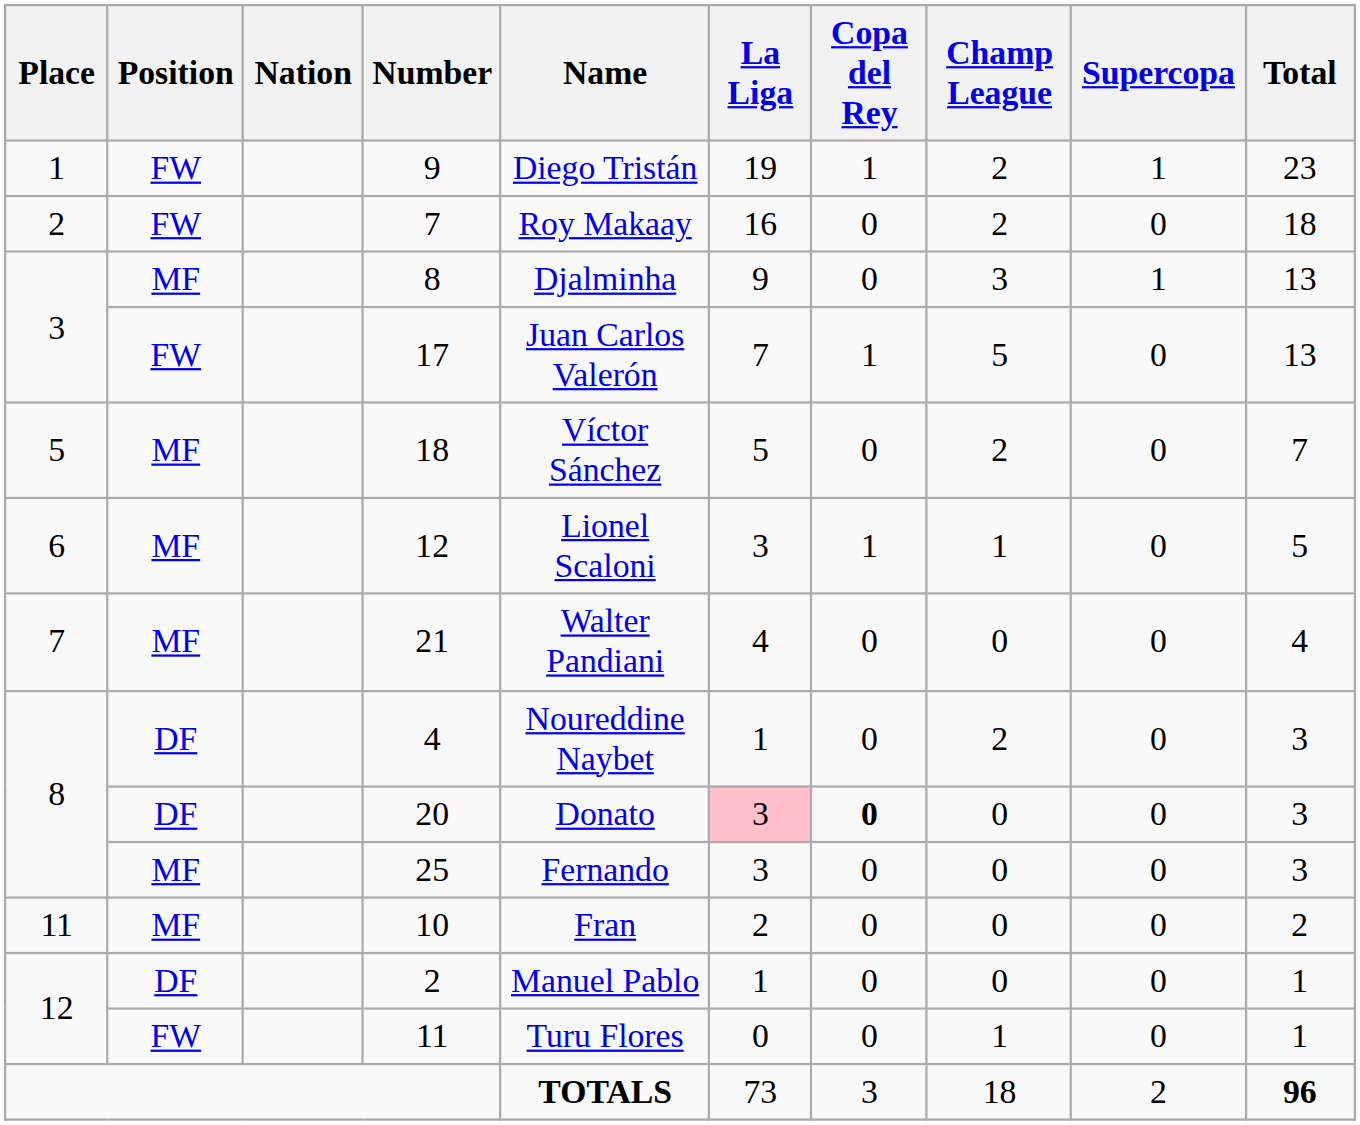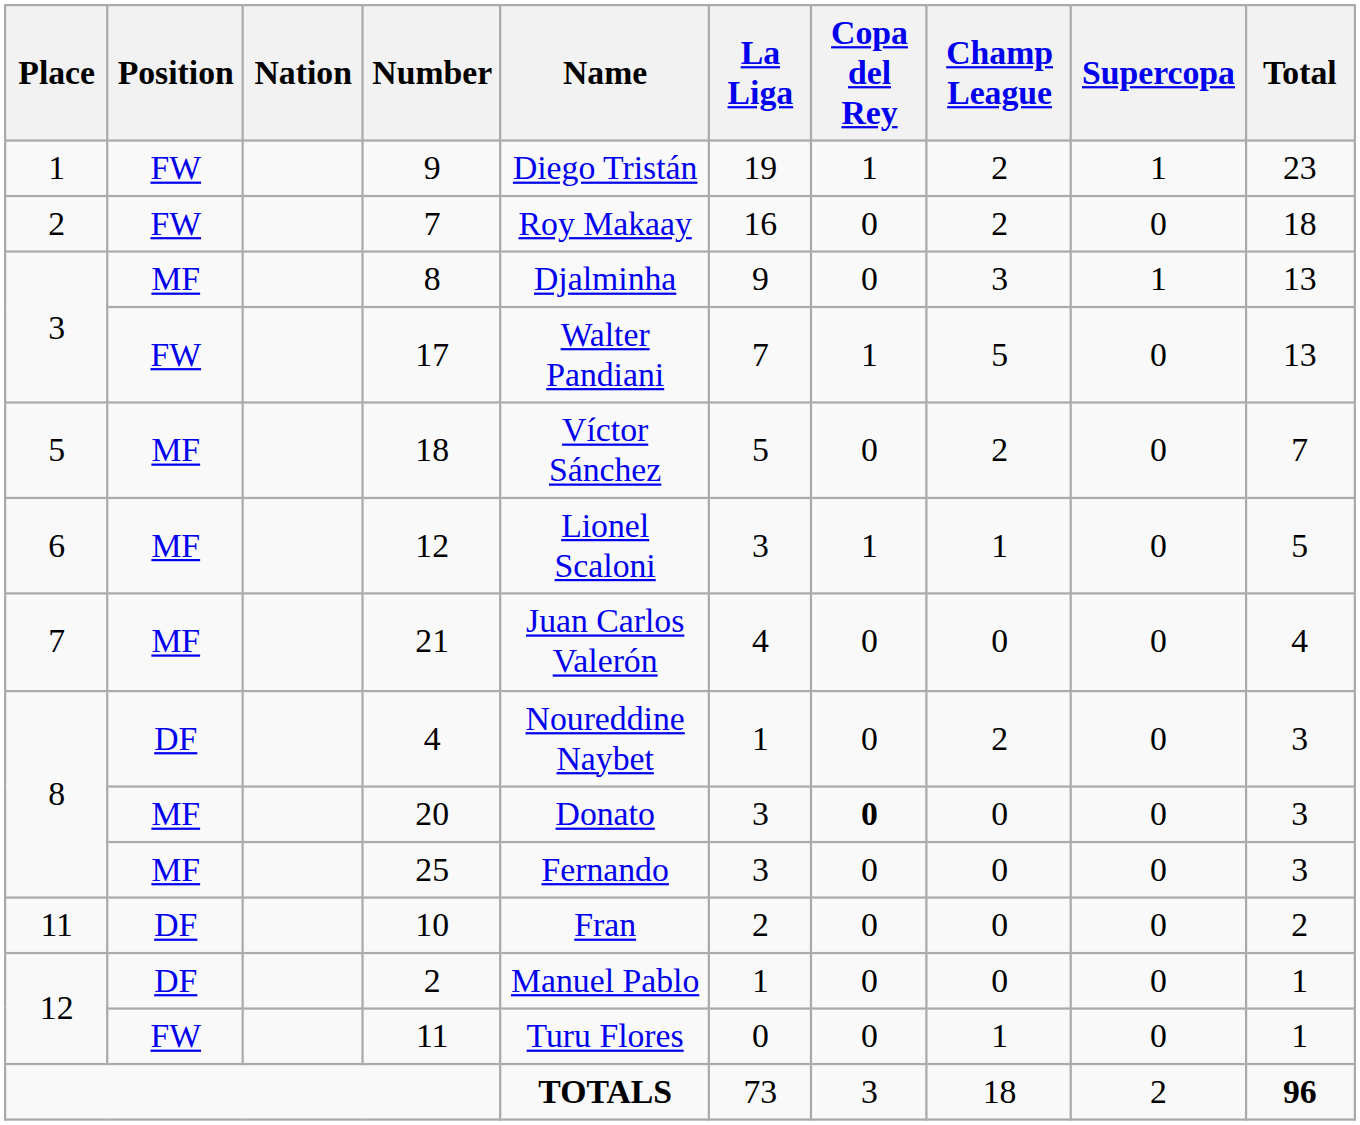(605, 354) Juan Carlos Valerón -> (605, 354) Walter Pandiani
(605, 641) Walter Pandiani -> (605, 641) Juan Carlos Valerón
(176, 812) DF -> (176, 812) MF
(760, 812) pink background -> (760, 812) no background
(176, 924) MF -> (176, 924) DF
